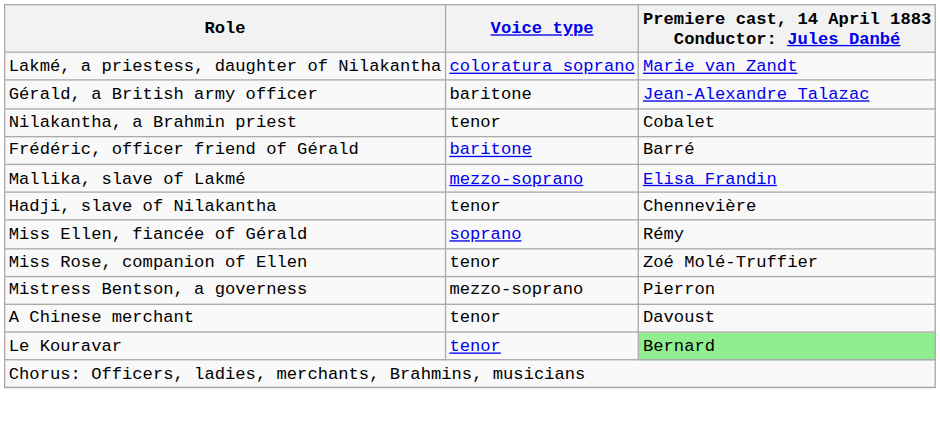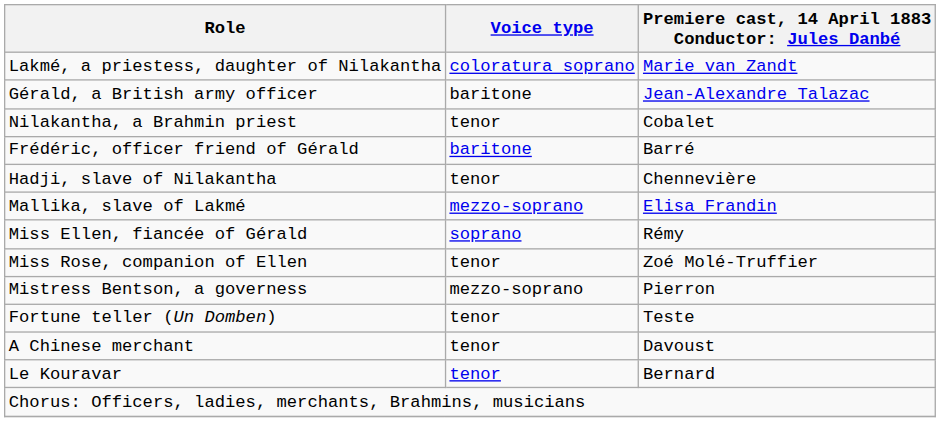rows swapped: (127, 178) <-> (143, 206)
+ row: (143, 318)
(679, 346) lightgreen background -> (679, 374) no background
